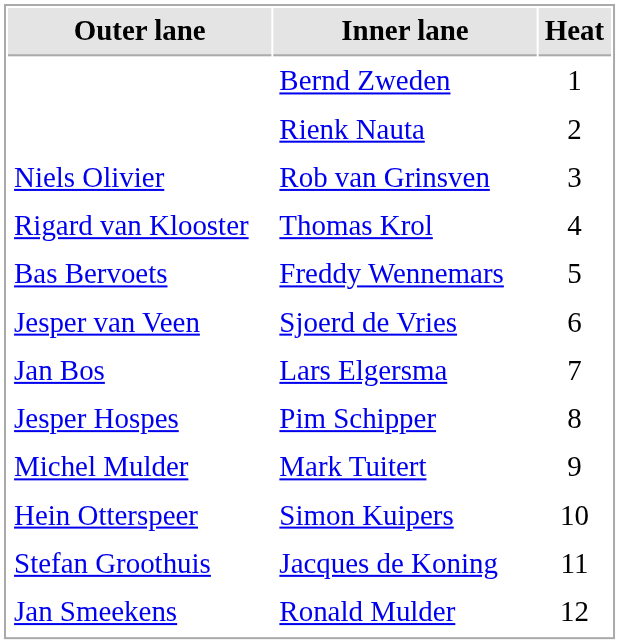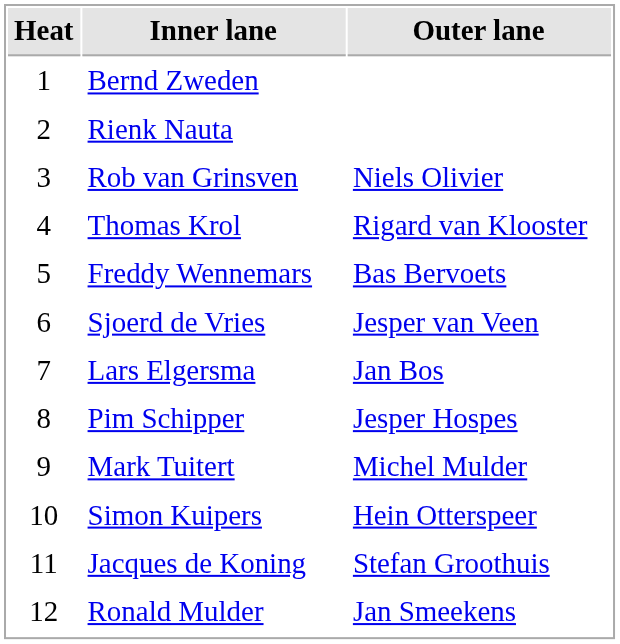columns swapped: (574, 30) <-> (140, 30)
